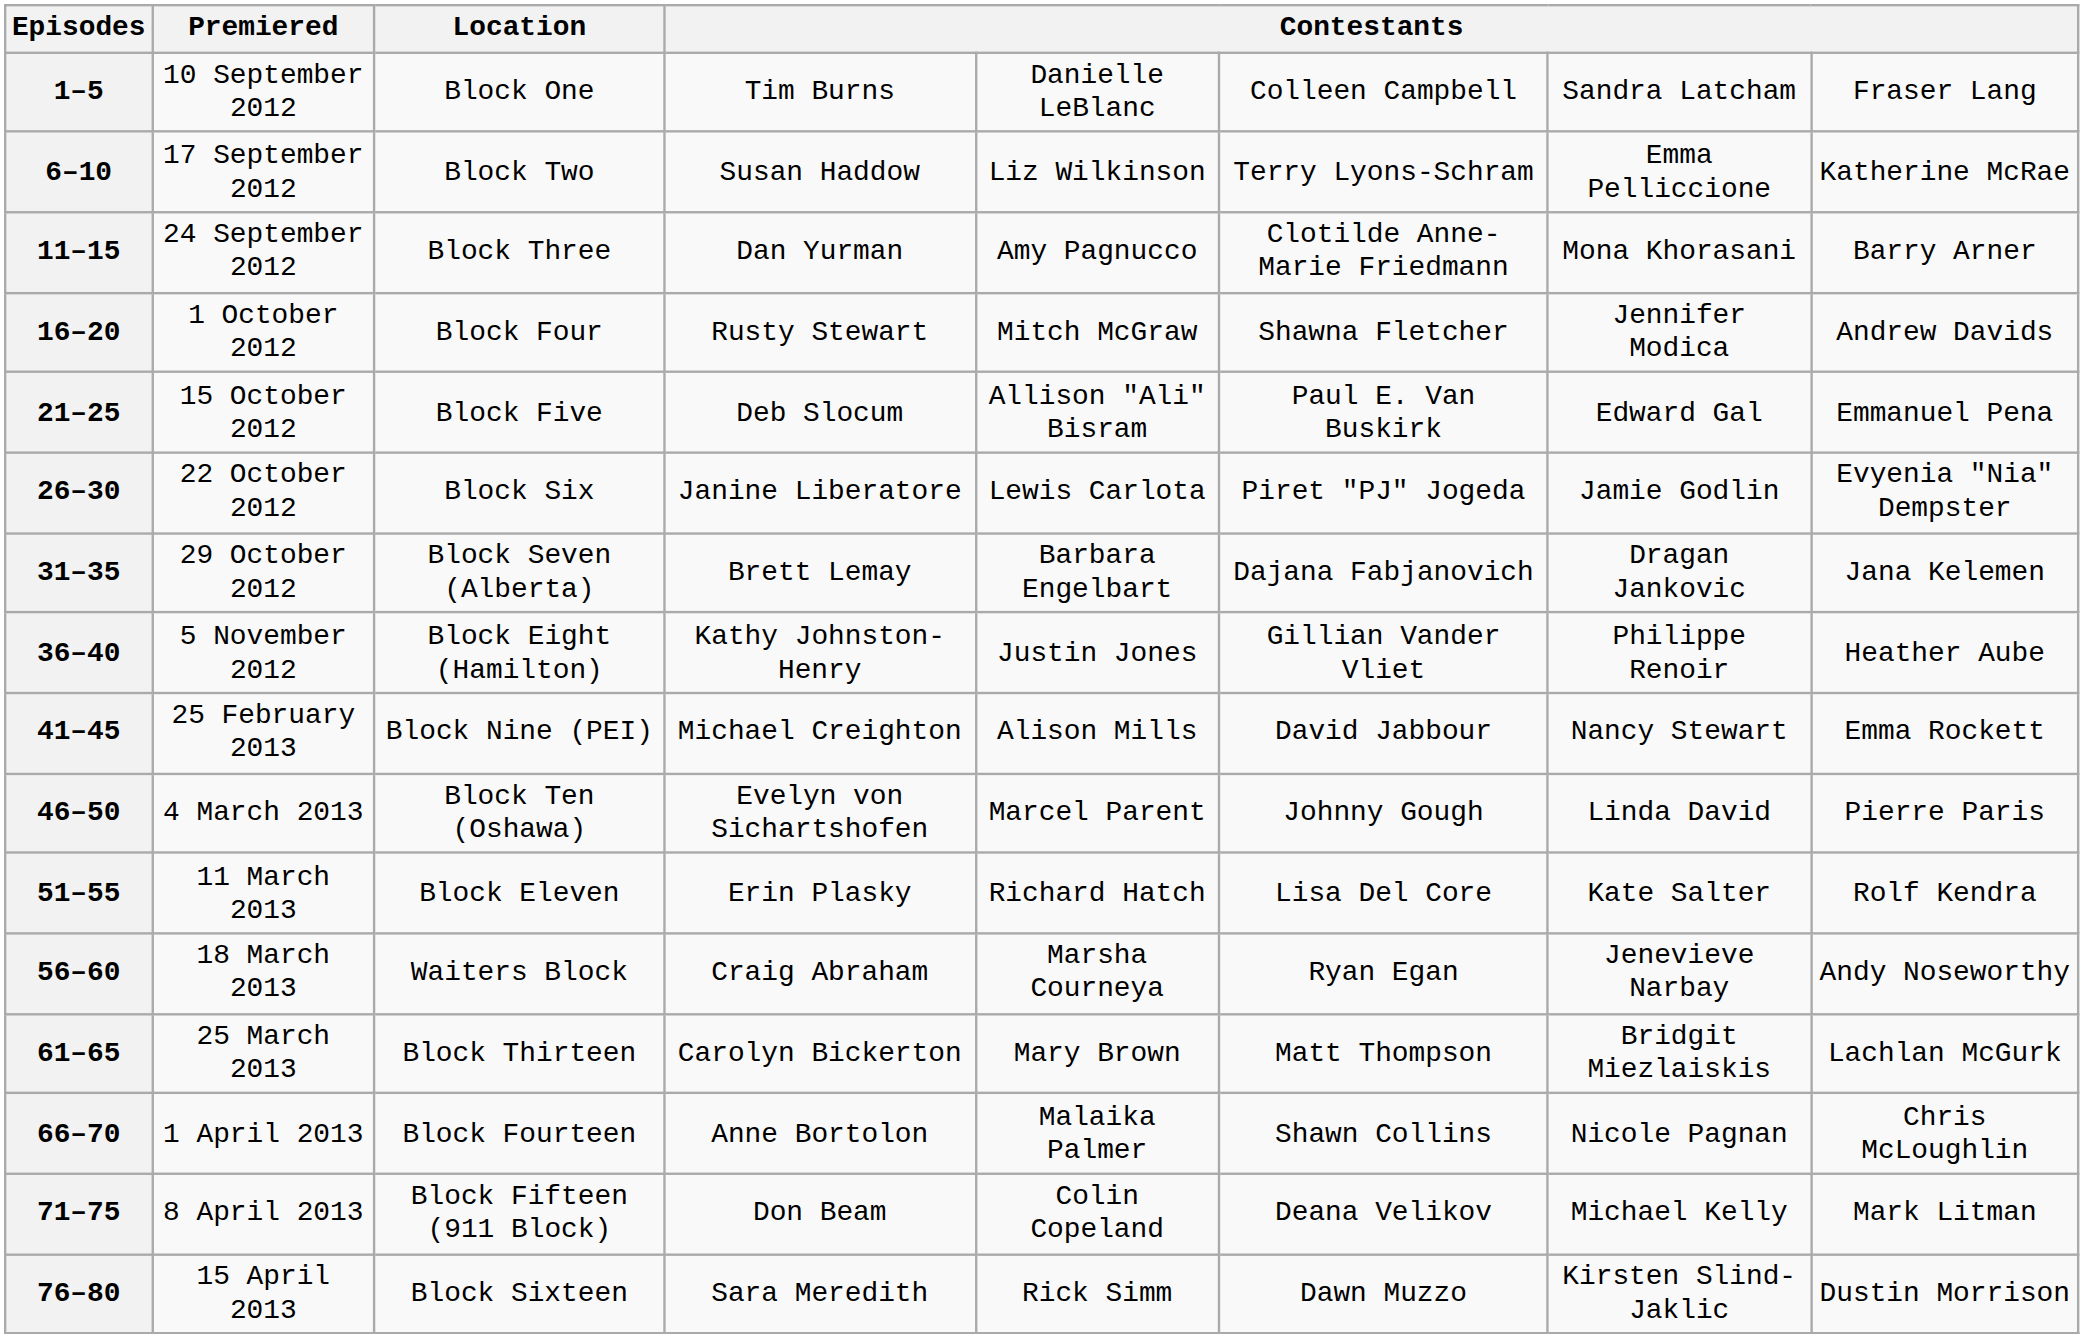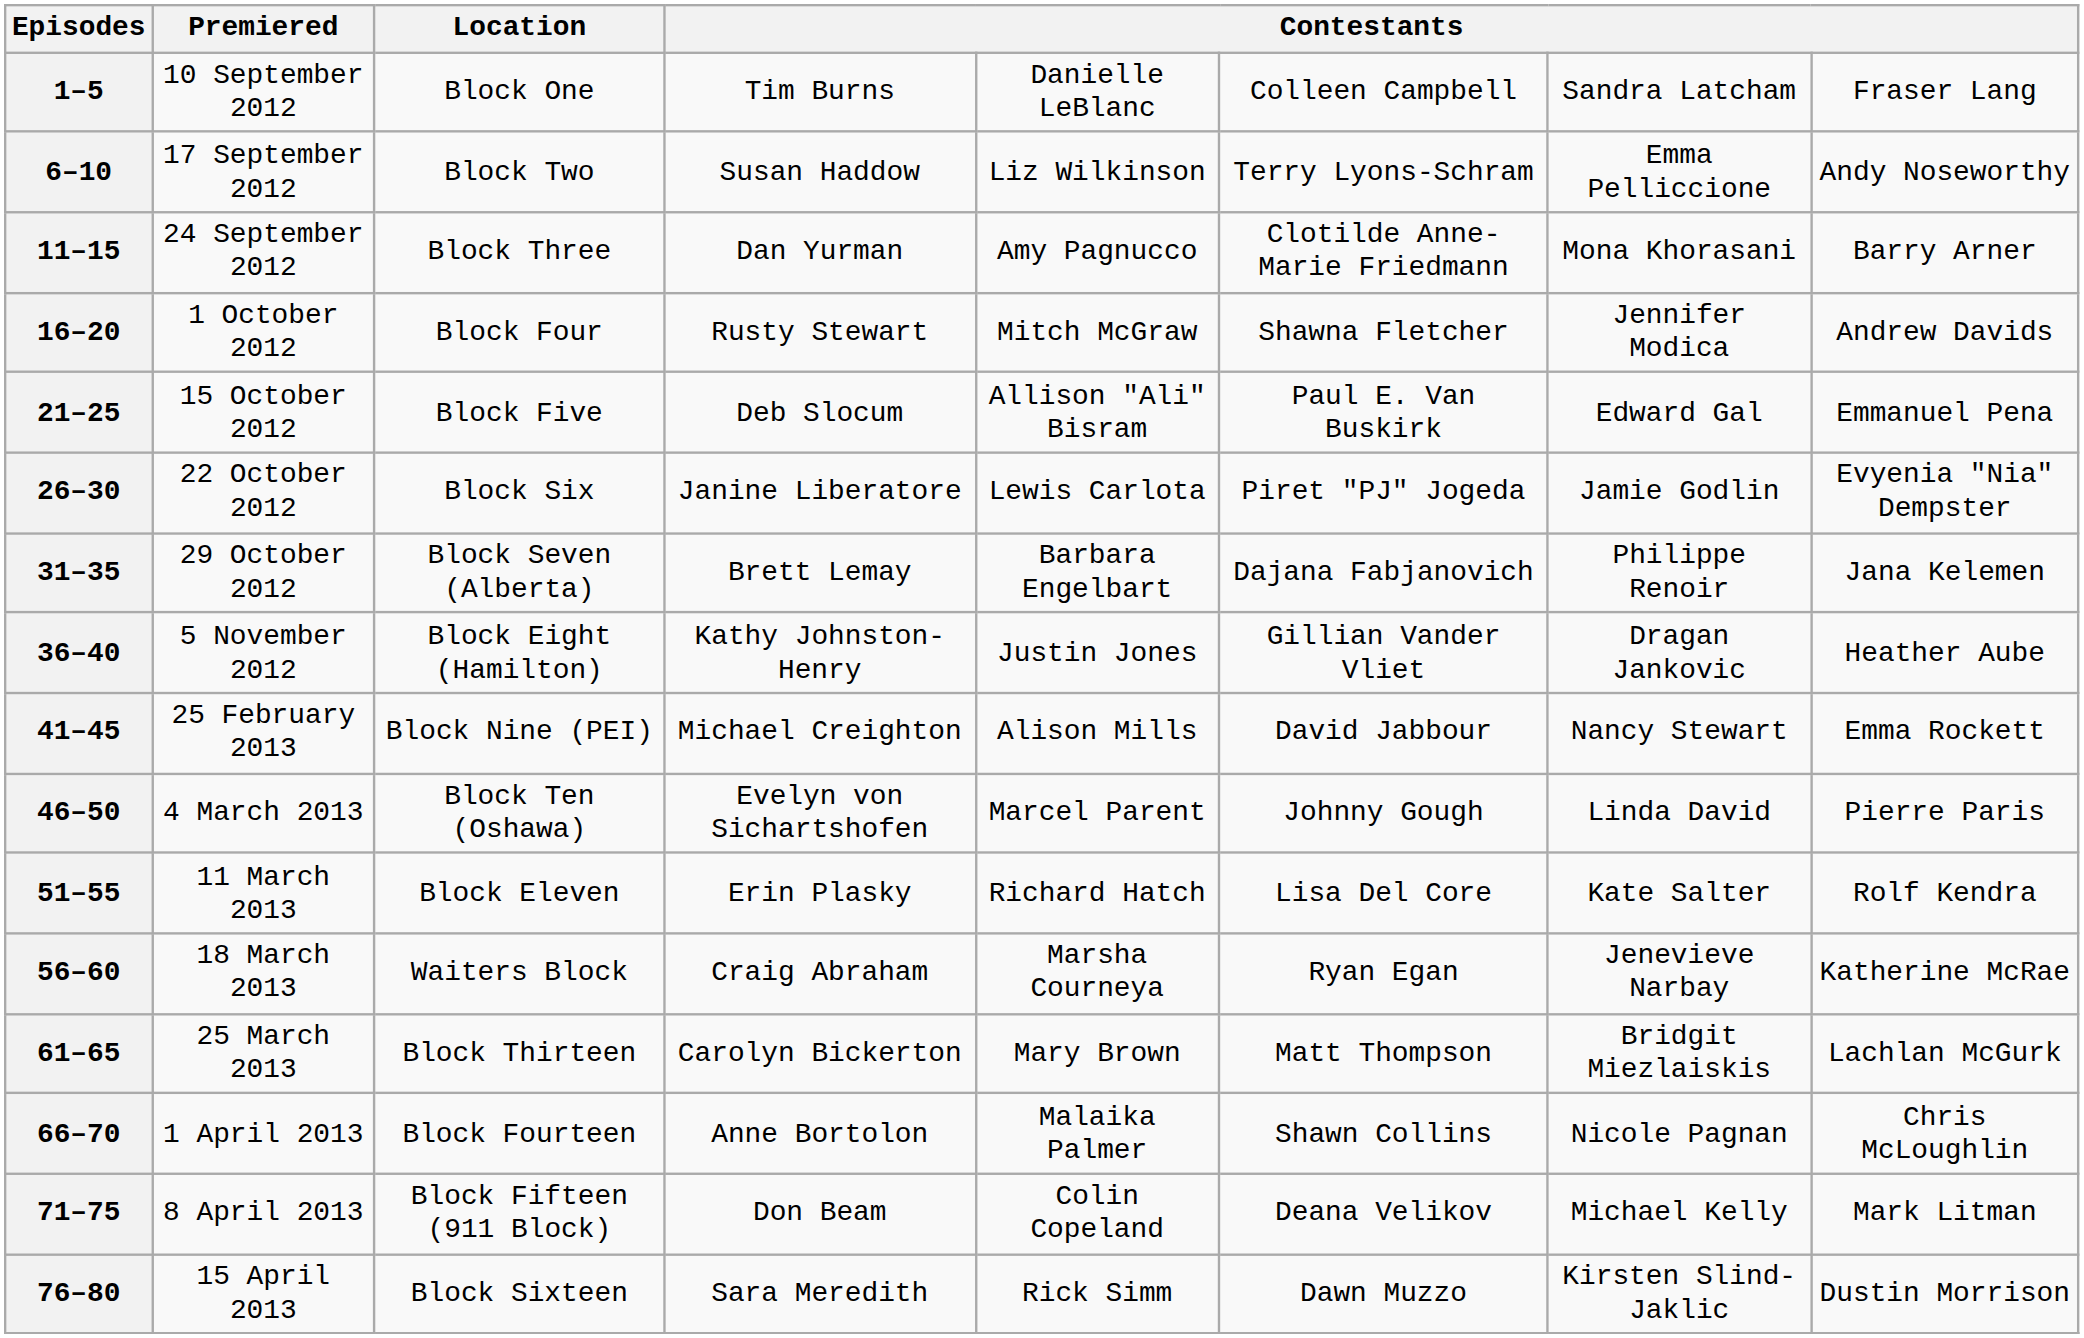(1945, 172) Katherine McRae -> (1945, 172) Andy Noseworthy
(1679, 572) Dragan Jankovic -> (1679, 572) Philippe Renoir
(1679, 652) Philippe Renoir -> (1679, 652) Dragan Jankovic
(1945, 973) Andy Noseworthy -> (1945, 973) Katherine McRae
